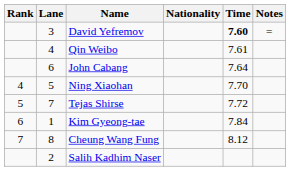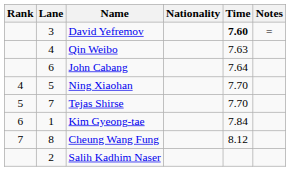(238, 49) 7.61 -> (238, 49) 7.63
(238, 103) 7.72 -> (238, 103) 7.70
